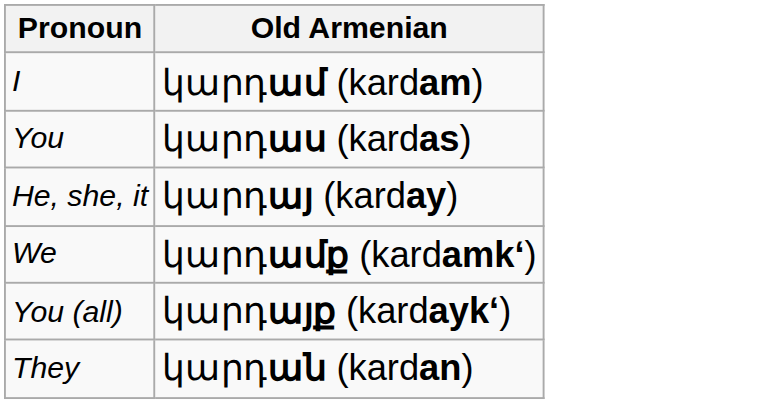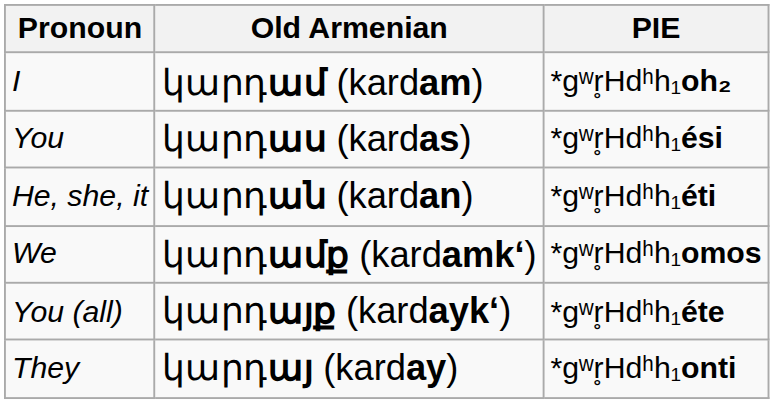+ column: (656, 28)
(310, 196) կարդայ (karday) -> (318, 196) կարդան (kardan)
(318, 369) կարդան (kardan) -> (310, 369) կարդայ (karday)
